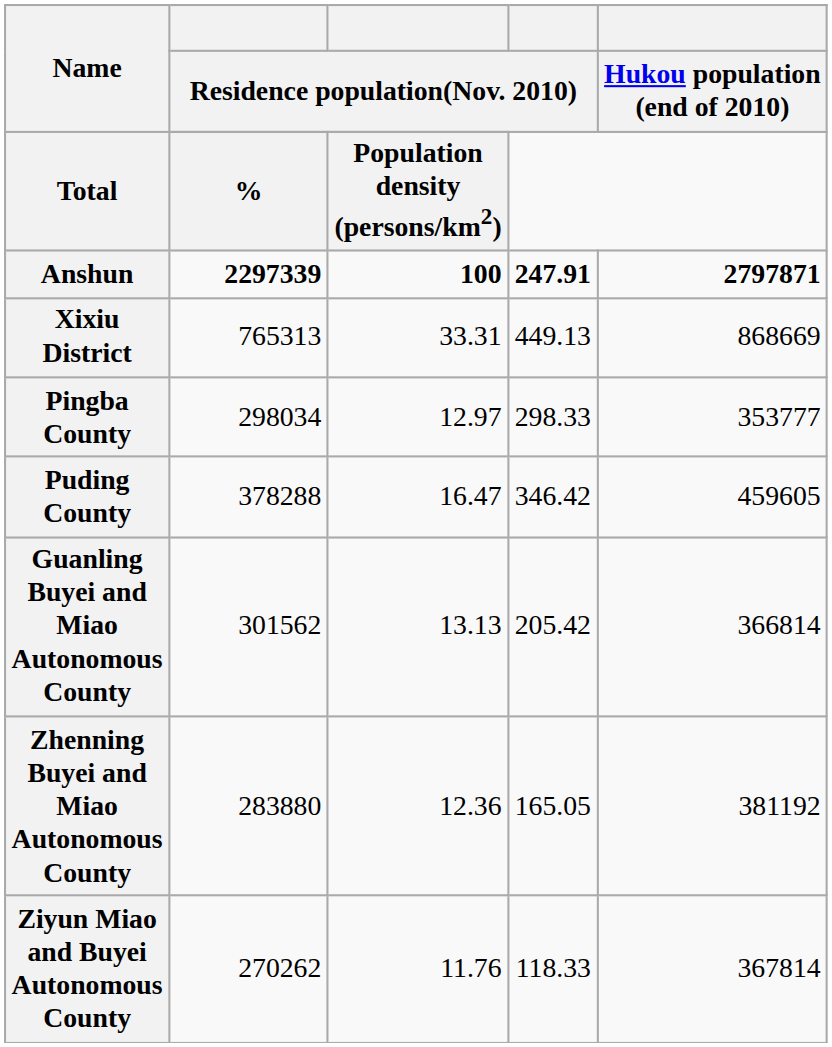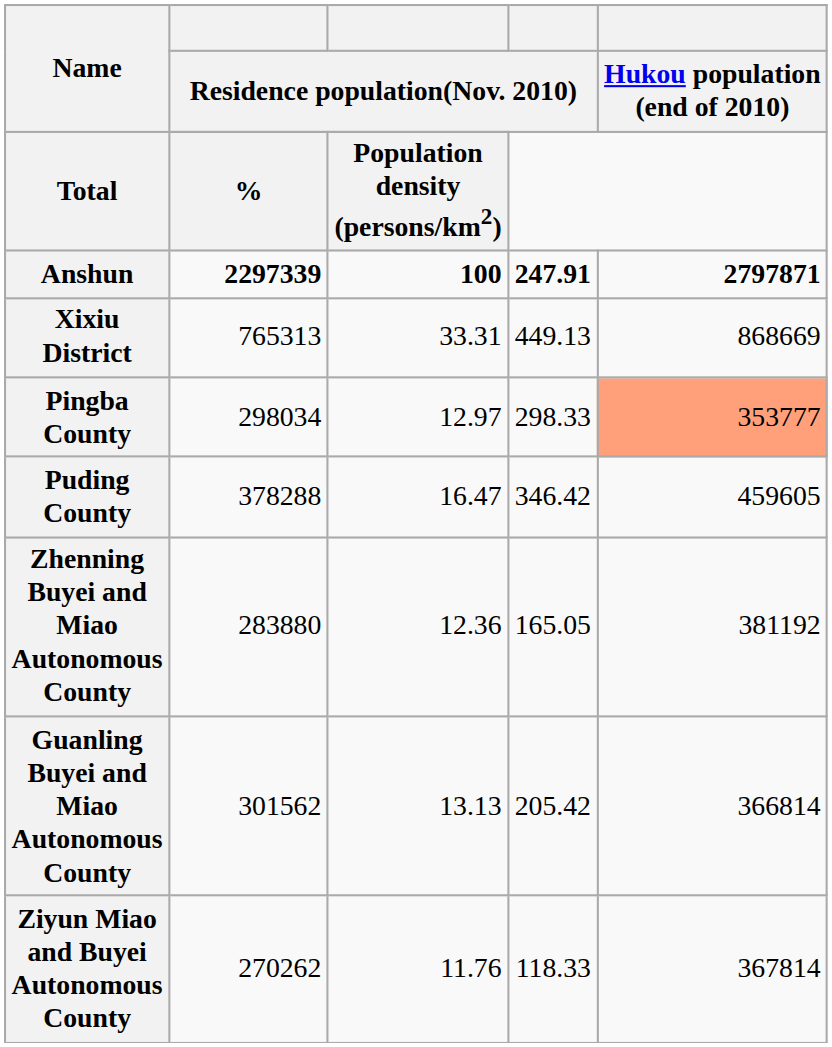(779, 416) no background -> (779, 416) lightsalmon background
rows swapped: (87, 805) <-> (87, 626)
